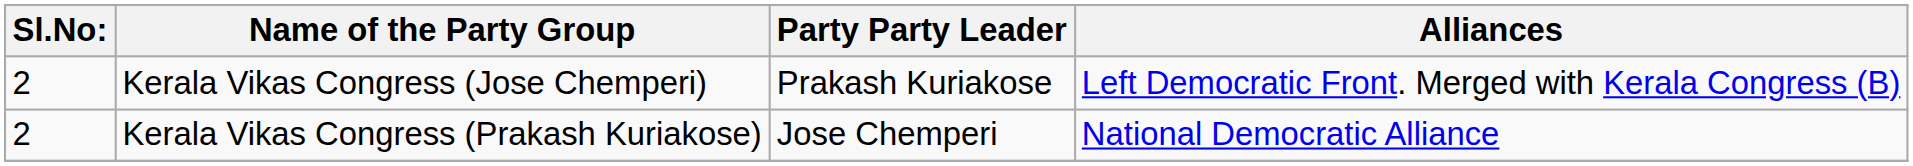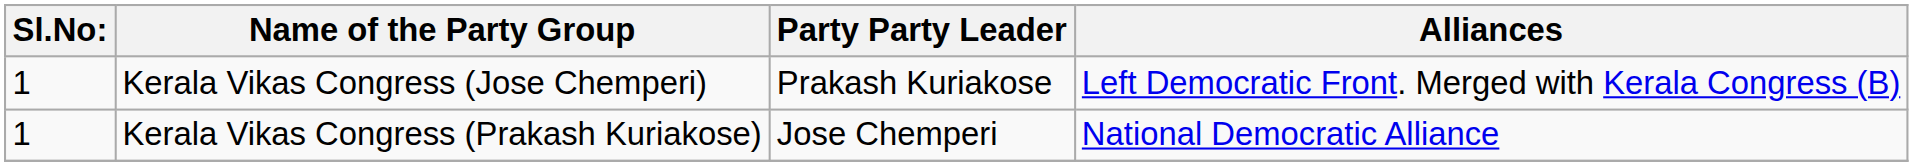(22, 82) 2 -> (22, 82) 1
(22, 134) 2 -> (22, 134) 1
